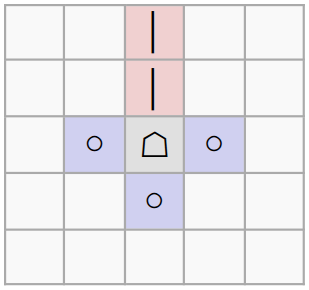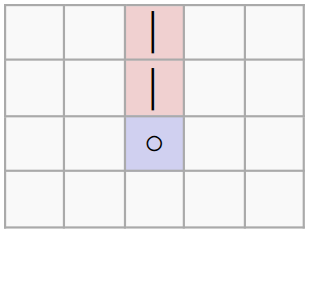- row: (95, 143)
